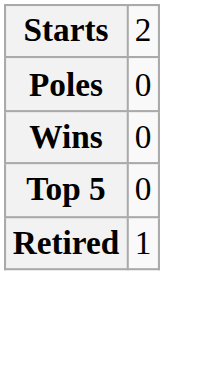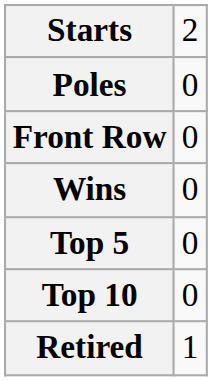+ row: (90, 136)
+ row: (90, 294)
